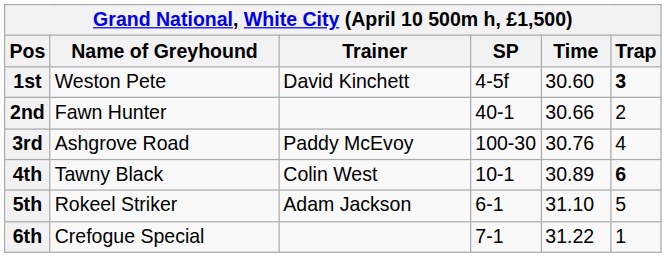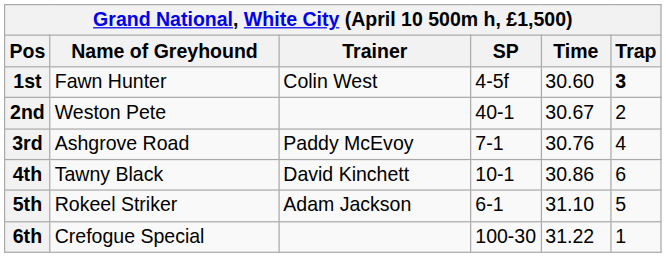(110, 81) Weston Pete -> (111, 81) Fawn Hunter
(346, 81) David Kinchett -> (330, 81) Colin West
(111, 112) Fawn Hunter -> (110, 112) Weston Pete
(570, 112) 30.66 -> (570, 112) 30.67
(506, 143) 100-30 -> (489, 143) 7-1
(330, 174) Colin West -> (346, 174) David Kinchett
(570, 174) 30.89 -> (570, 174) 30.86
(621, 174) bold -> (621, 174) normal
(489, 236) 7-1 -> (506, 236) 100-30
